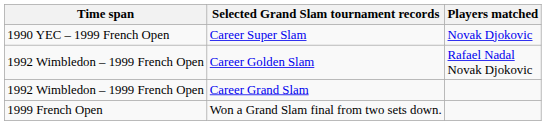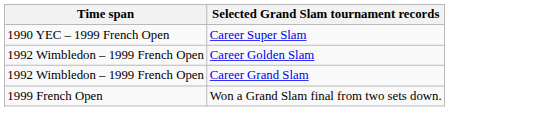- column: (493, 14)
